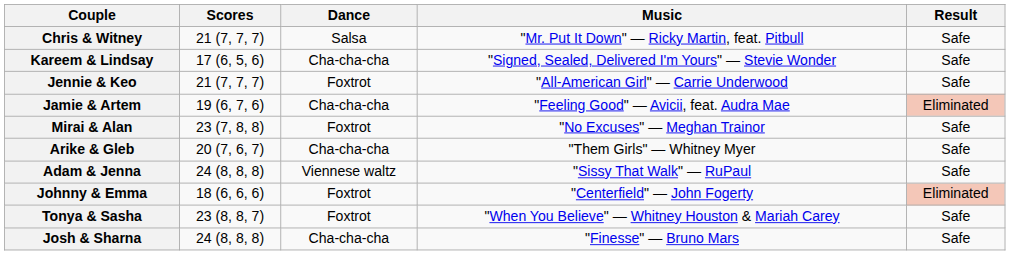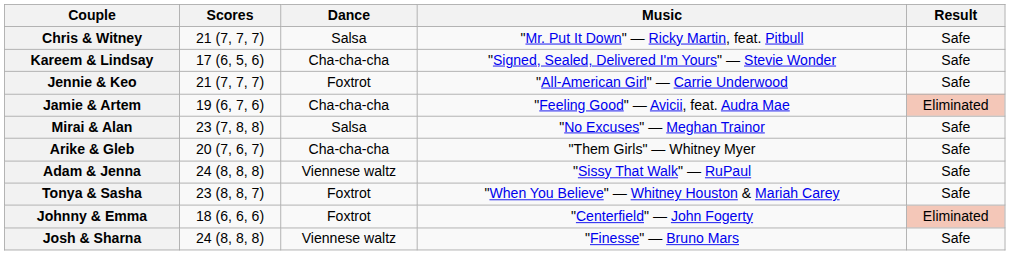(349, 127) Foxtrot -> (349, 127) Salsa
rows swapped: (92, 194) <-> (92, 216)
(349, 238) Cha-cha-cha -> (349, 238) Viennese waltz
